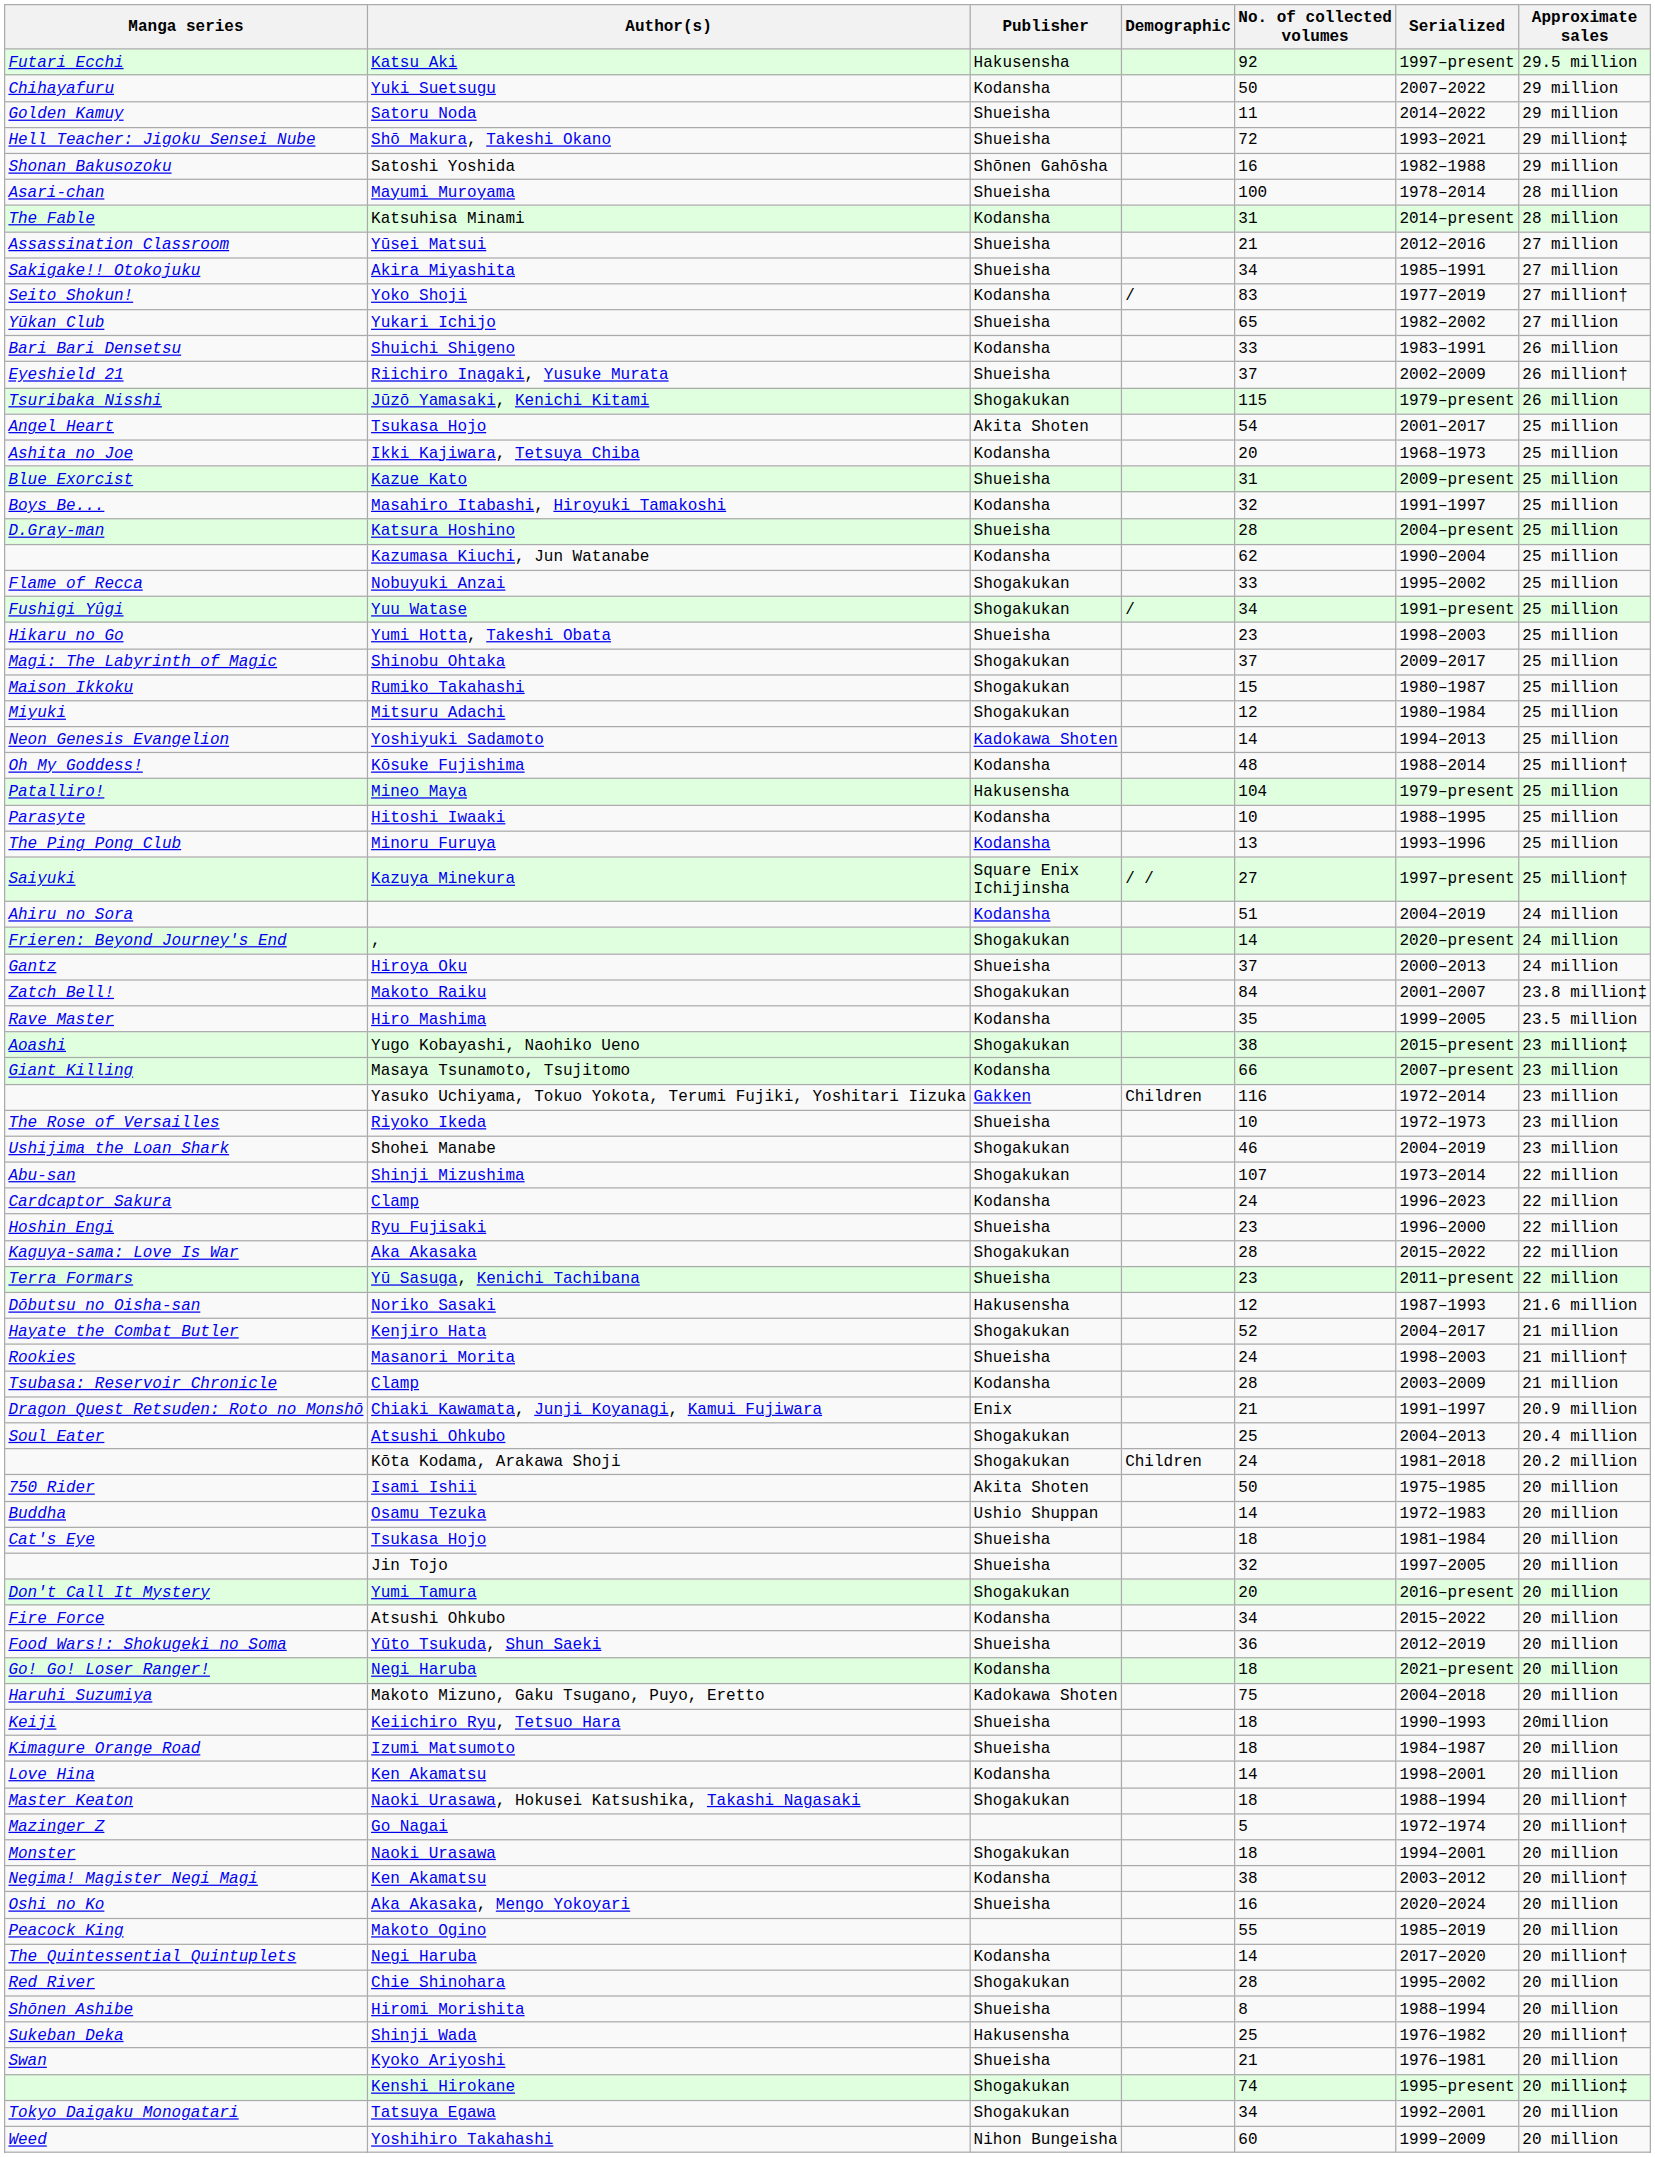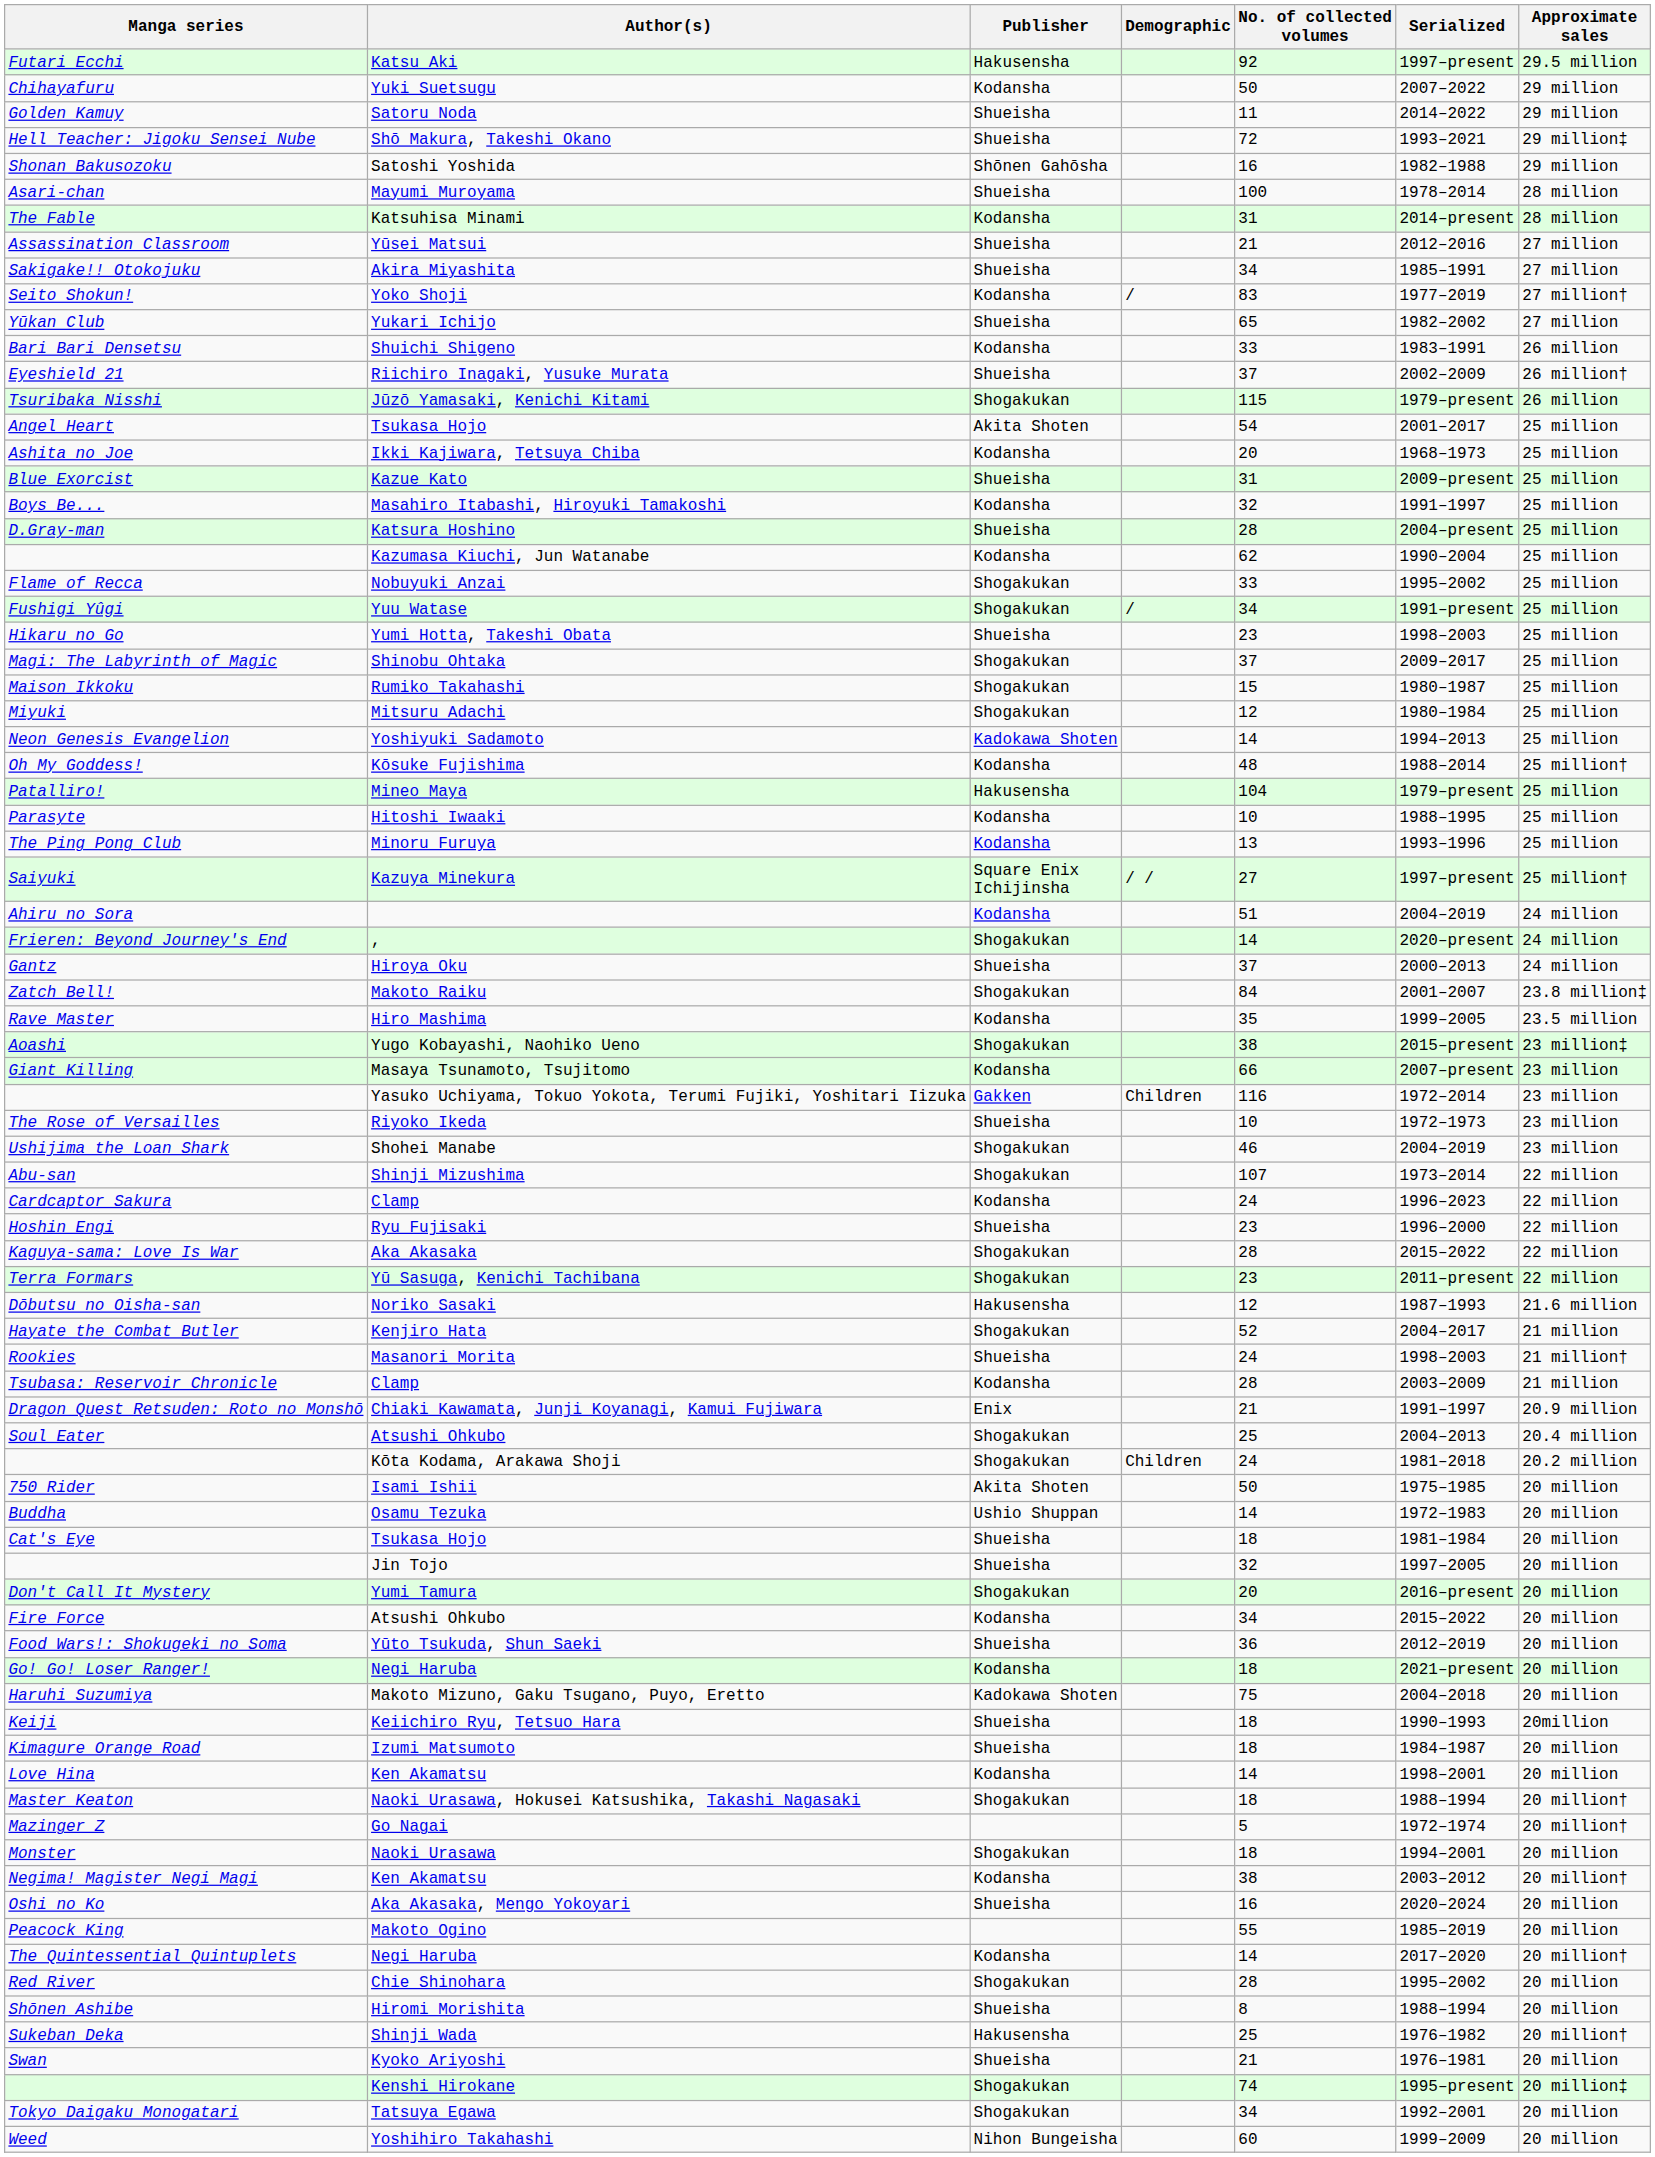(1012, 1279) Shueisha -> (1022, 1279) Shogakukan
